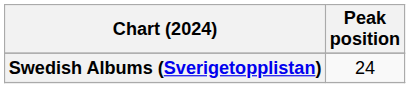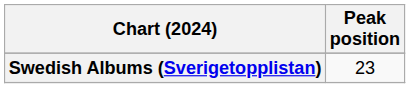(365, 67) 24 -> (365, 67) 23
